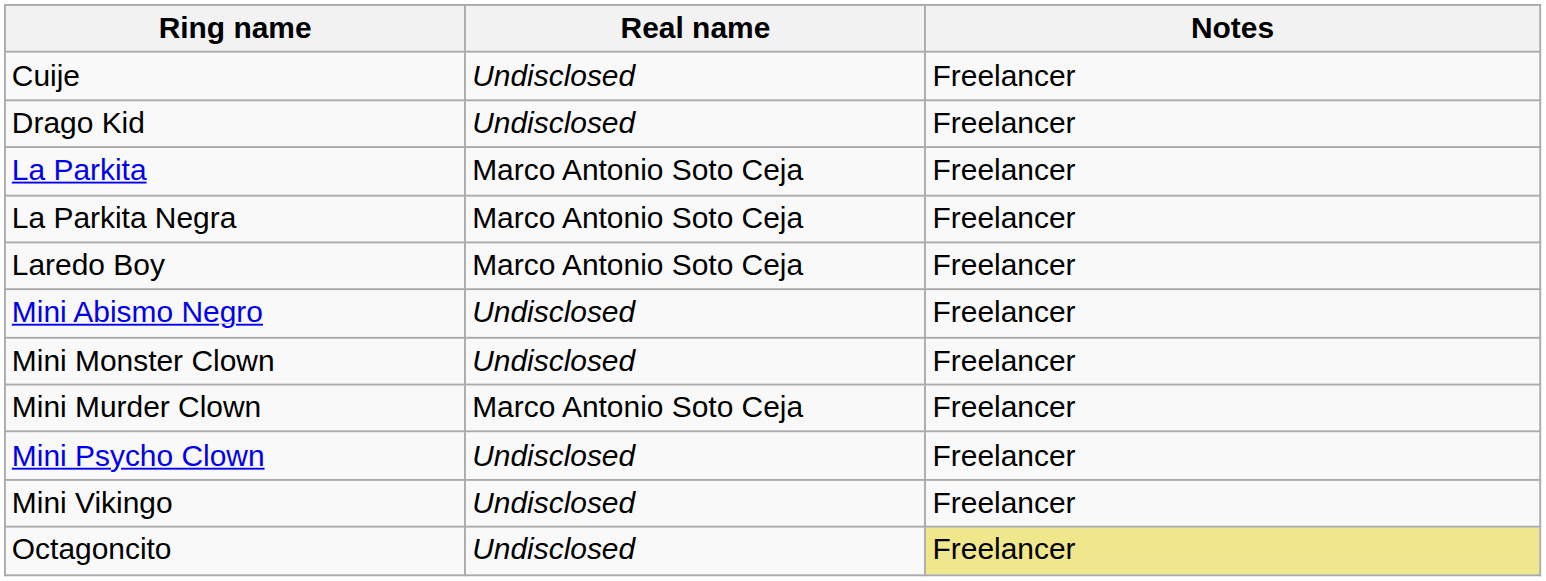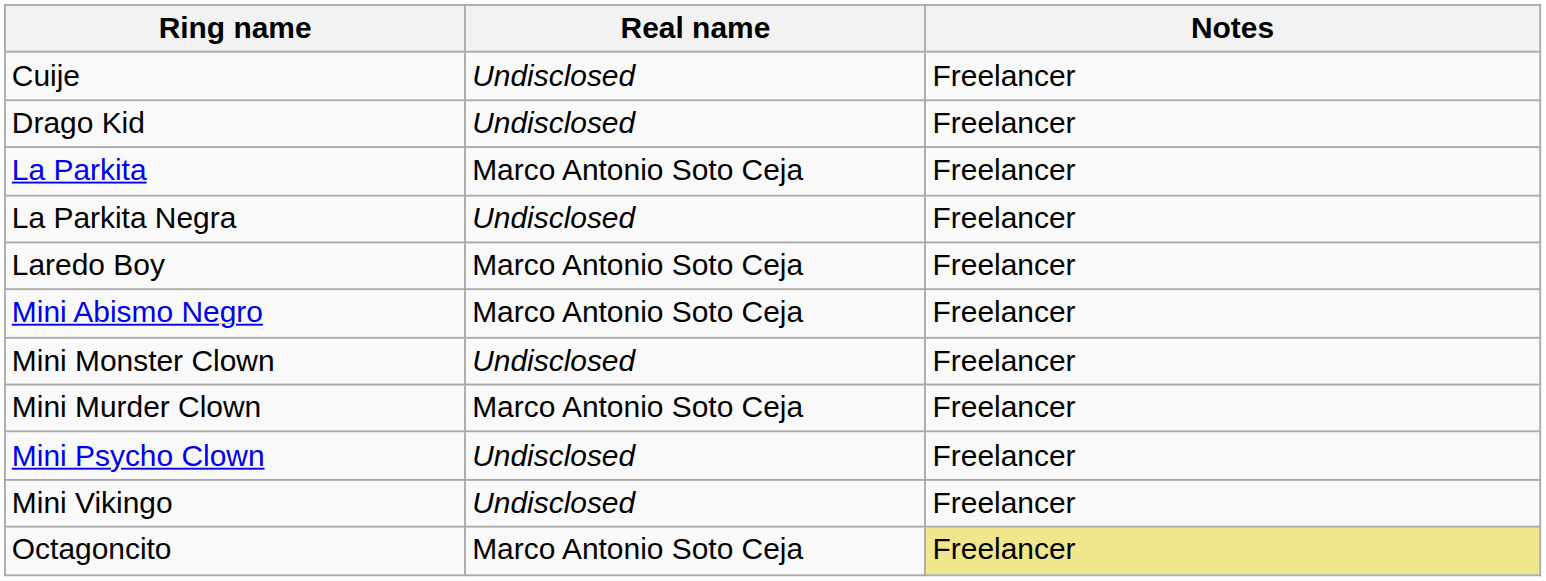(638, 218) Marco Antonio Soto Ceja -> (554, 218) Undisclosed
(554, 312) Undisclosed -> (638, 312) Marco Antonio Soto Ceja
(554, 550) Undisclosed -> (638, 550) Marco Antonio Soto Ceja
